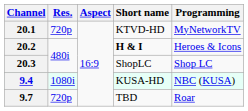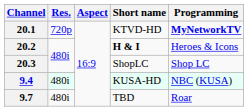(207, 30) normal -> (206, 30) bold
(63, 81) 1080i -> (60, 81) 480i
(61, 98) 720p -> (60, 98) 480i
